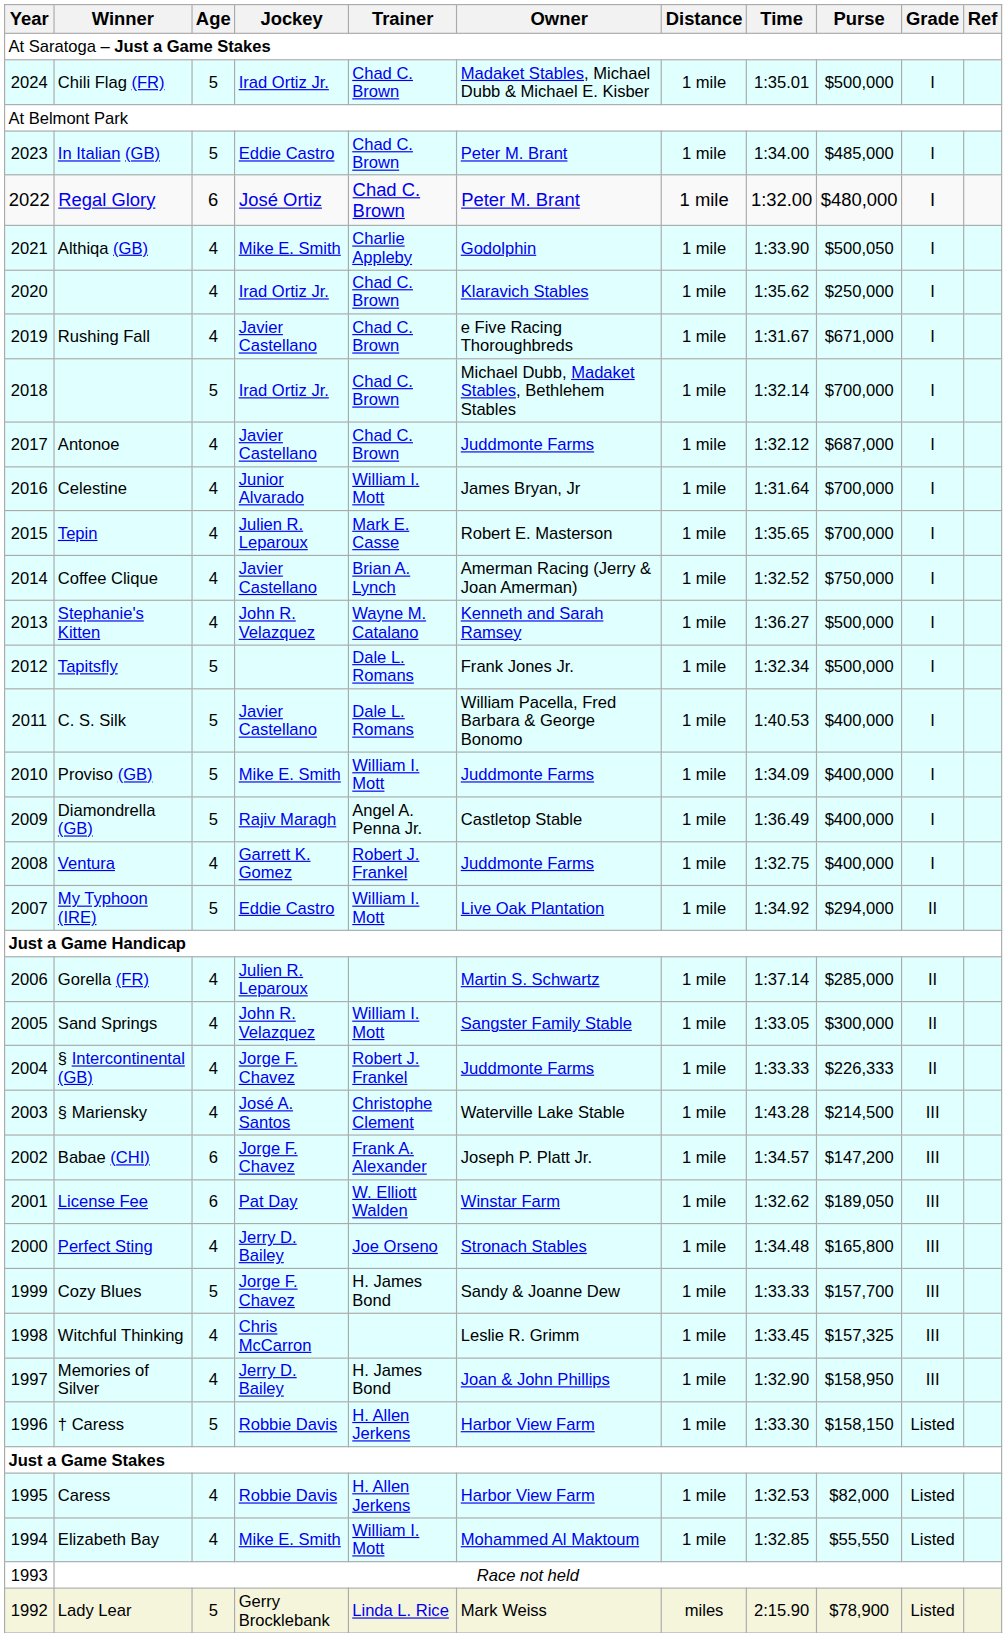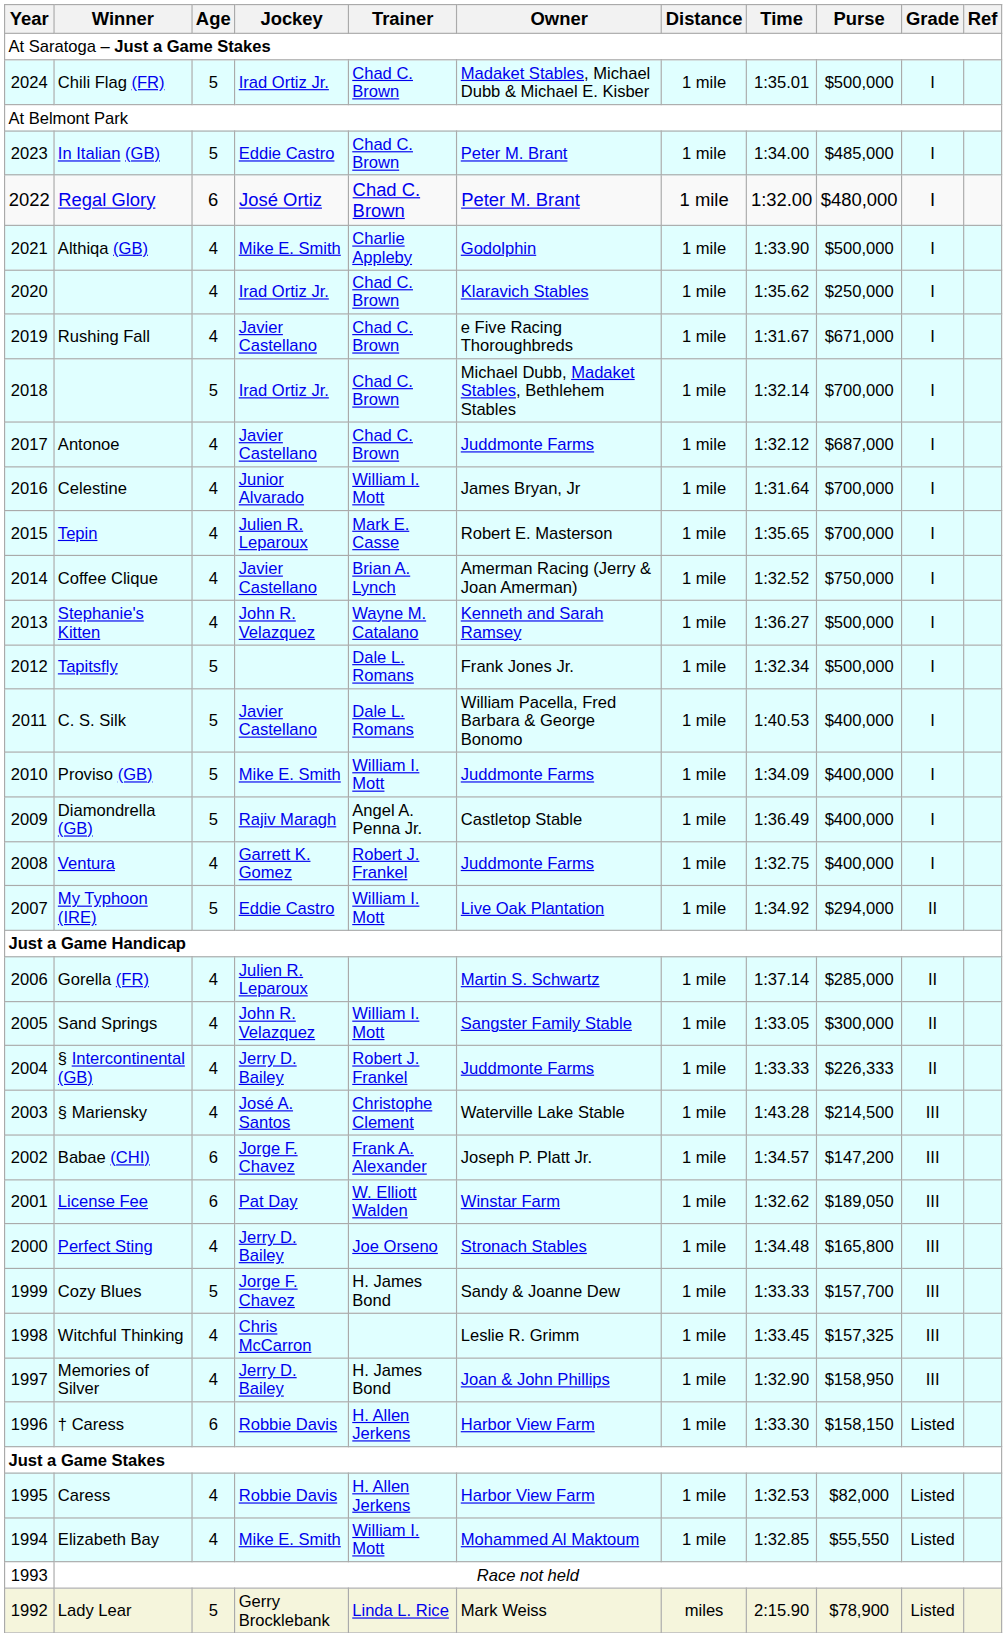(859, 247) $500,050 -> (859, 247) $500,000
(268, 1068) Jorge F. Chavez -> (268, 1068) Jerry D. Bailey
(213, 1424) 5 -> (213, 1424) 6
